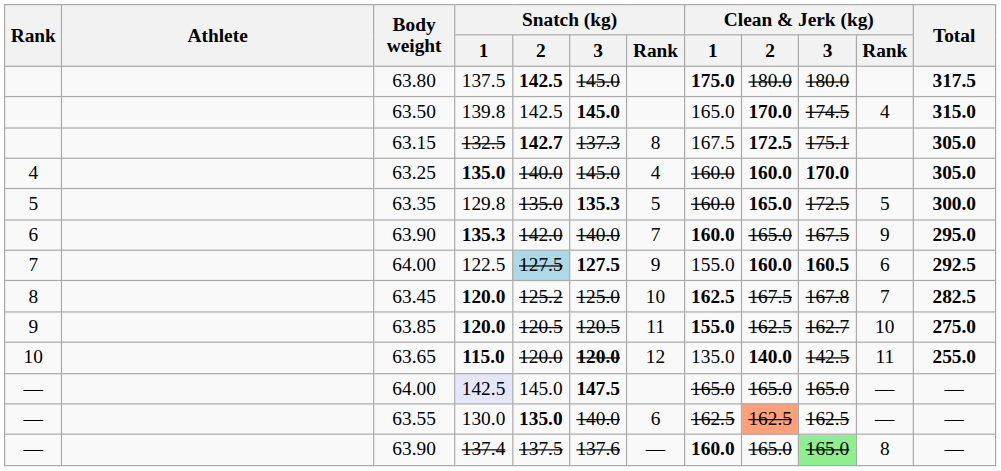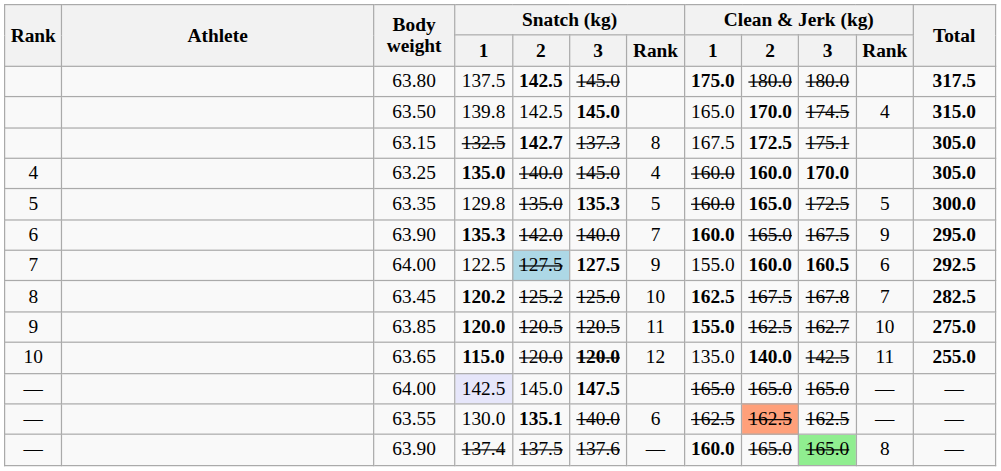(484, 296) 120.0 -> (484, 296) 120.2
(541, 419) 135.0 -> (541, 419) 135.1
